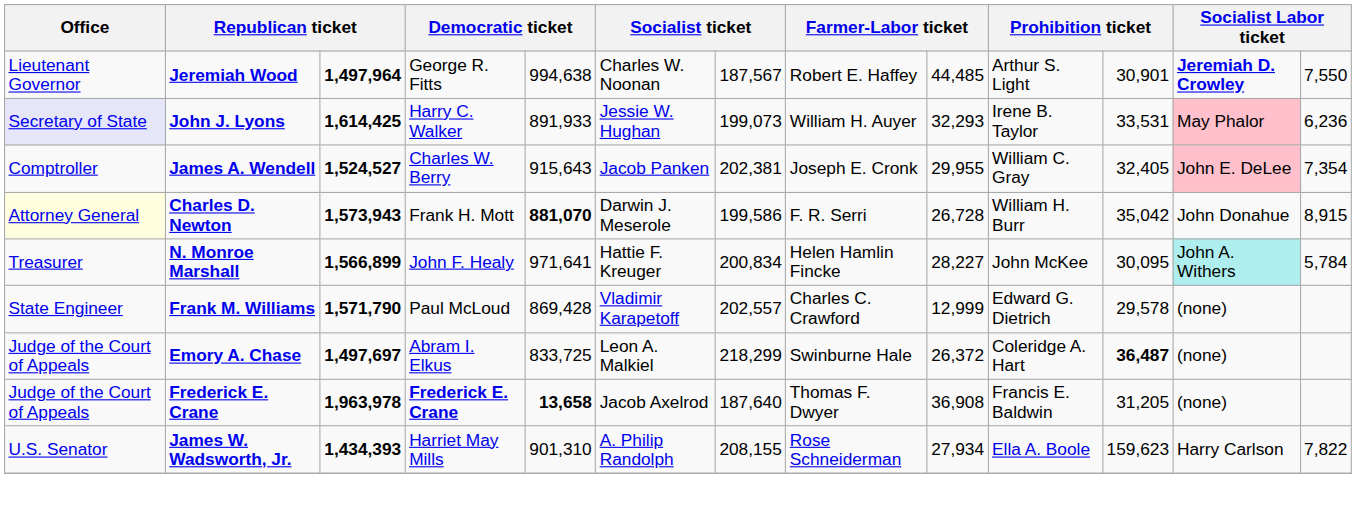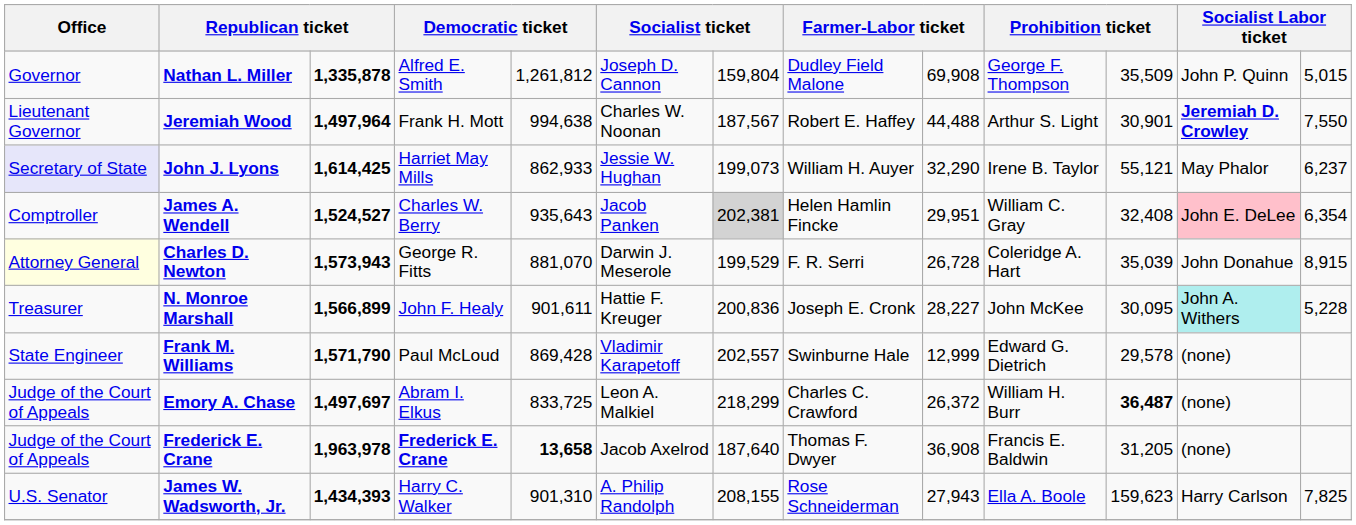+ row: (228, 74)
(449, 74) George R. Fitts -> (451, 121) Frank H. Mott
(958, 74) 44,485 -> (953, 121) 44,488
(441, 121) Harry C. Walker -> (443, 168) Harriet May Mills
(561, 121) 891,933 -> (561, 168) 862,933
(958, 121) 32,293 -> (953, 168) 32,290
(1143, 121) 33,531 -> (1147, 168) 55,121
(1221, 121) pink background -> (1225, 168) no background
(1326, 121) 6,236 -> (1326, 168) 6,237
(561, 168) 915,643 -> (561, 215) 935,643
(751, 168) no background -> (748, 215) lightgrey background
(854, 168) Joseph E. Cronk -> (839, 215) Helen Hamlin Fincke
(958, 168) 29,955 -> (953, 215) 29,951
(1143, 168) 32,405 -> (1147, 215) 32,408
(1326, 168) 7,354 -> (1326, 215) 6,354
(461, 215) Frank H. Mott -> (438, 262) George R. Fitts
(561, 215) bold -> (561, 262) normal
(751, 215) 199,586 -> (748, 262) 199,529
(1031, 215) William H. Burr -> (1035, 262) Coleridge A. Hart
(1143, 215) 35,042 -> (1147, 262) 35,039
(561, 262) 971,641 -> (562, 308) 901,611
(751, 262) 200,834 -> (748, 308) 200,836
(842, 262) Helen Hamlin Fincke -> (851, 308) Joseph E. Cronk
(1326, 262) 5,784 -> (1326, 308) 5,228
(831, 308) Charles C. Crawford -> (848, 355) Swinburne Hale
(851, 355) Swinburne Hale -> (828, 402) Charles C. Crawford
(1039, 355) Coleridge A. Hart -> (1026, 402) William H. Burr
(454, 449) Harriet May Mills -> (431, 496) Harry C. Walker
(958, 449) 27,934 -> (953, 496) 27,943
(1326, 449) 7,822 -> (1326, 496) 7,825
